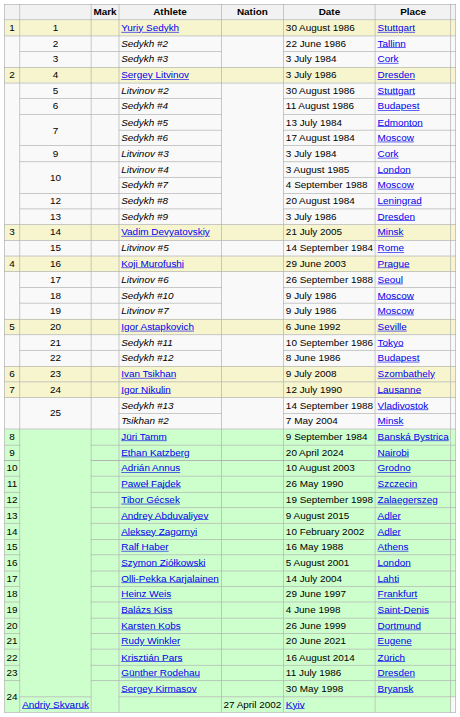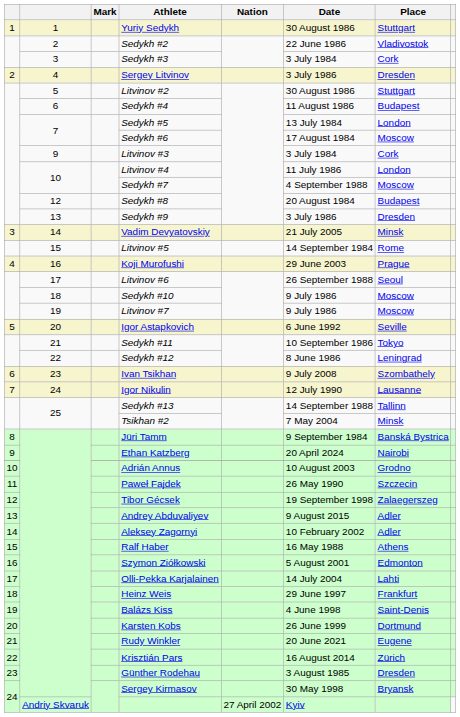(392, 43) Tallinn -> (403, 43) Vladivostok
(400, 122) Edmonton -> (394, 122) London
(318, 169) 3 August 1985 -> (314, 169) 11 July 1986
(400, 201) Leningrad -> (399, 201) Budapest
(399, 358) Budapest -> (400, 358) Leningrad
(403, 405) Vladivostok -> (392, 405) Tallinn
(394, 563) London -> (400, 563) Edmonton
(314, 673) 11 July 1986 -> (318, 673) 3 August 1985
